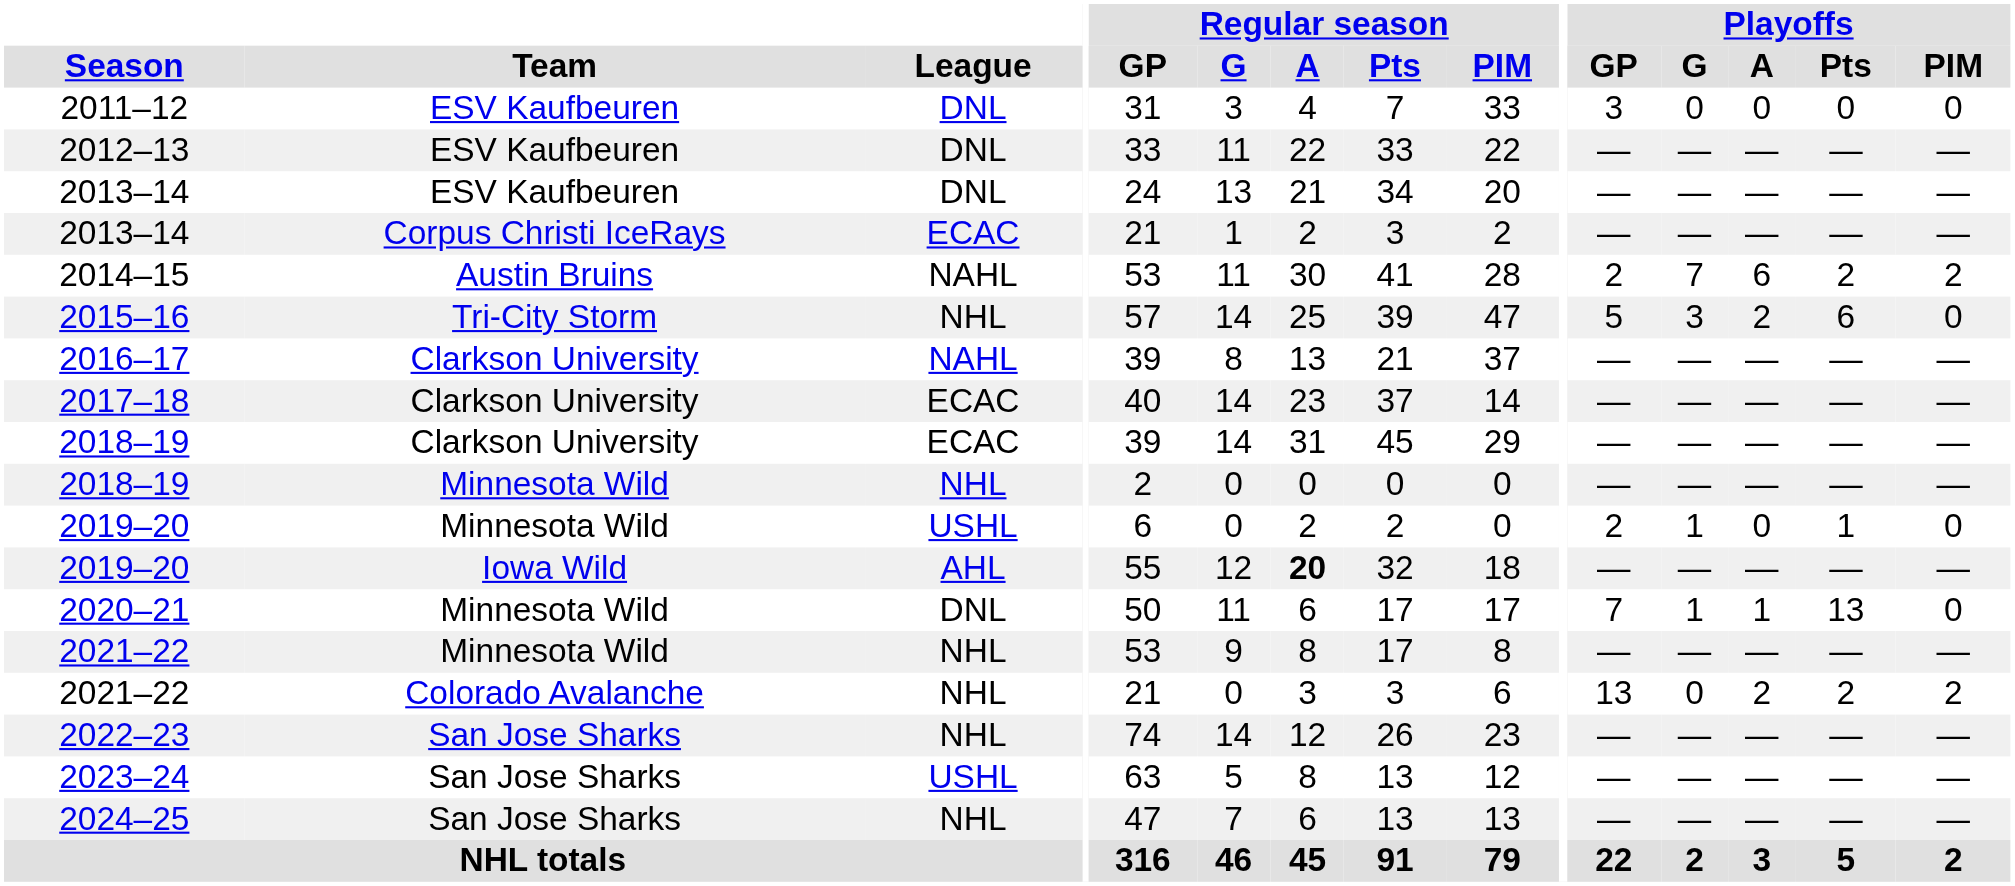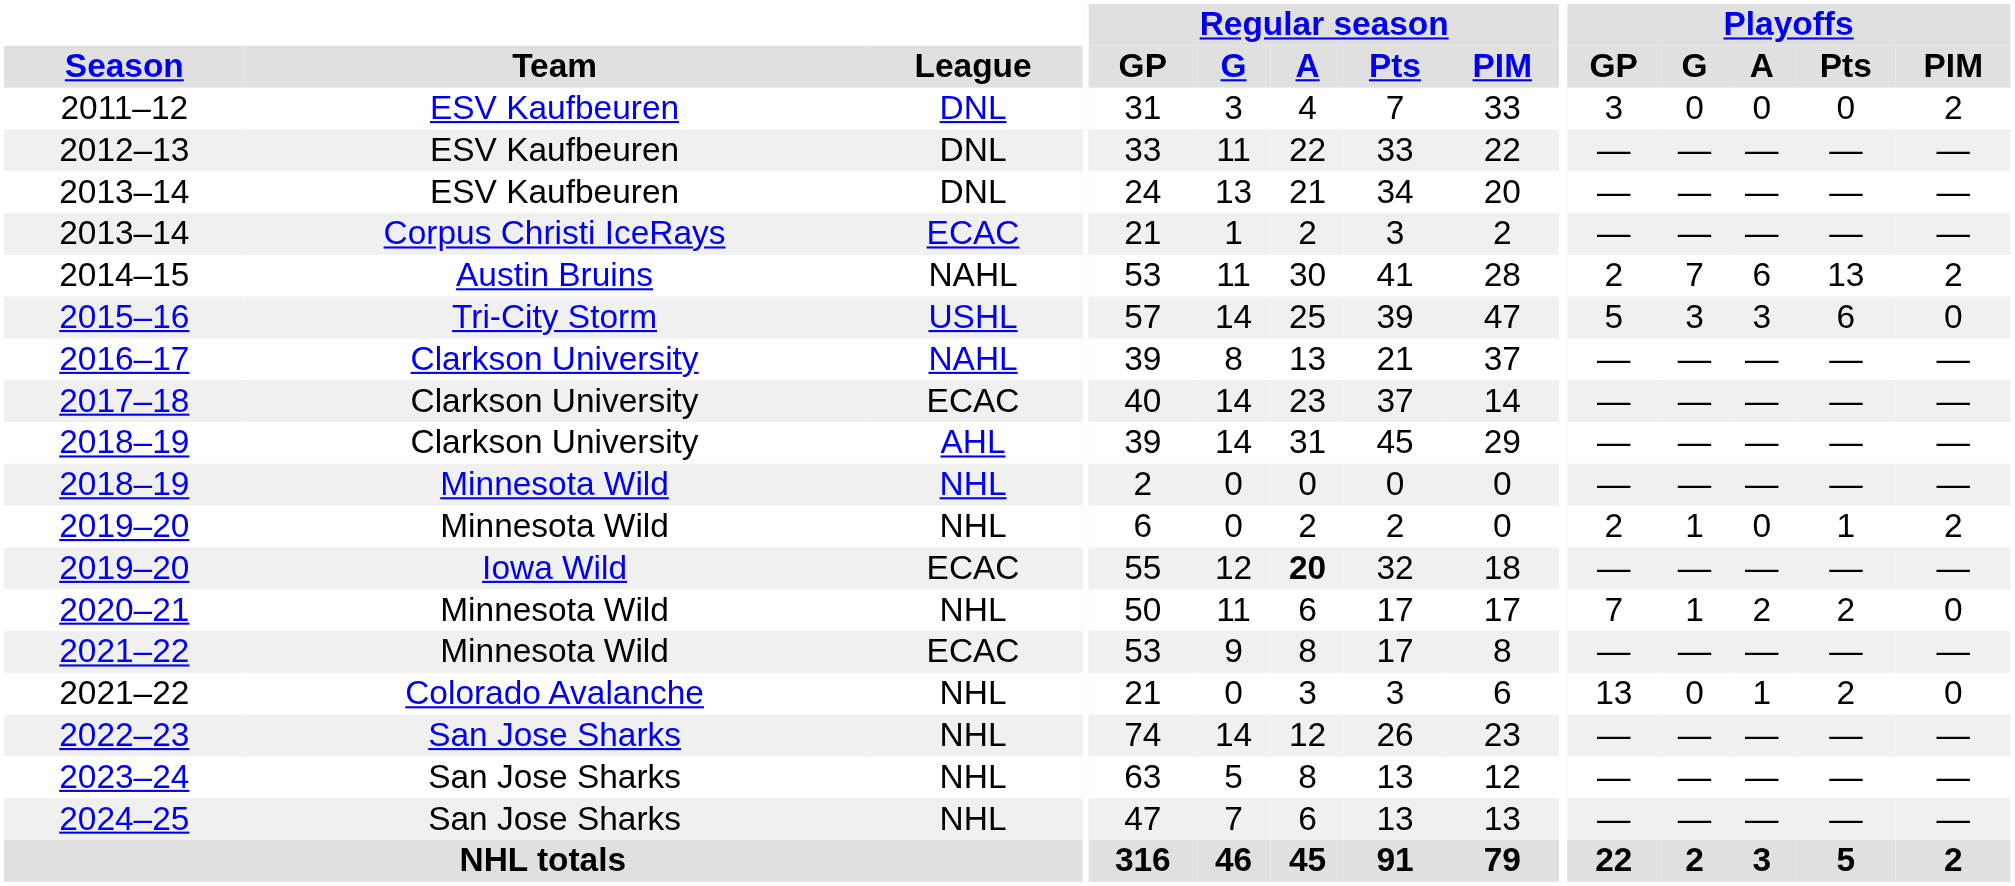(1953, 107) 0 -> (1953, 107) 2
(1846, 275) 2 -> (1846, 275) 13
(973, 316) NHL -> (973, 316) USHL
(1762, 316) 2 -> (1762, 316) 3
(973, 442) ECAC -> (973, 442) AHL
(973, 525) USHL -> (973, 525) NHL
(1953, 525) 0 -> (1953, 525) 2
(973, 567) AHL -> (973, 567) ECAC
(973, 609) DNL -> (973, 609) NHL
(1762, 609) 1 -> (1762, 609) 2
(1846, 609) 13 -> (1846, 609) 2
(973, 651) NHL -> (973, 651) ECAC
(1762, 693) 2 -> (1762, 693) 1
(1953, 693) 2 -> (1953, 693) 0
(973, 776) USHL -> (973, 776) NHL
